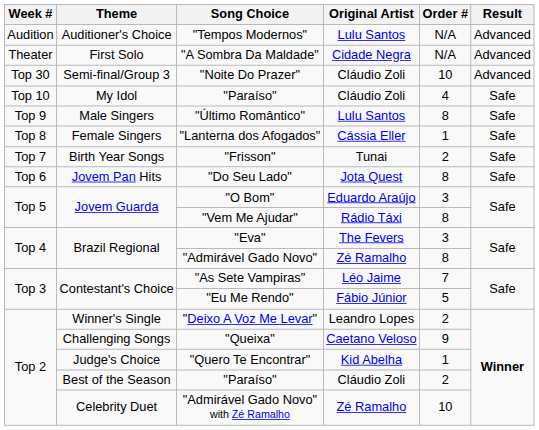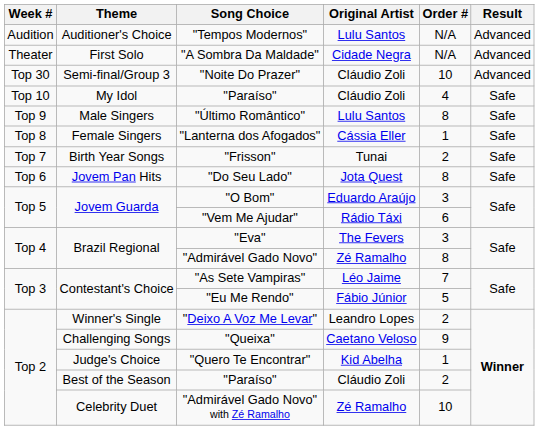(445, 217) 8 -> (445, 217) 6
